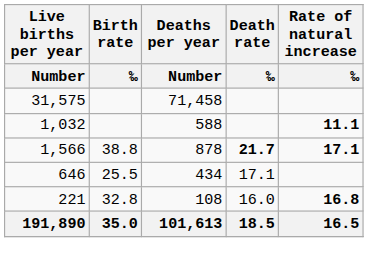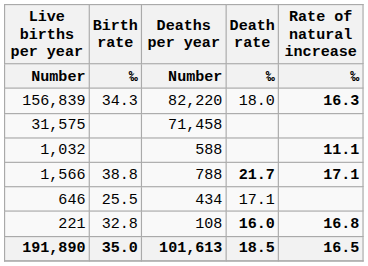+ row: (54, 101)
(209, 150) 878 -> (209, 175) 788
(257, 199) normal -> (257, 224) bold
